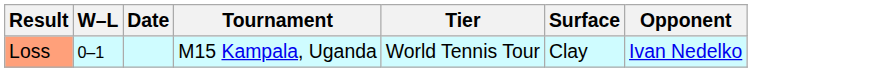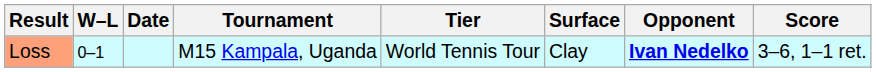+ column: (812, 19)
(686, 51) normal -> (689, 51) bold
